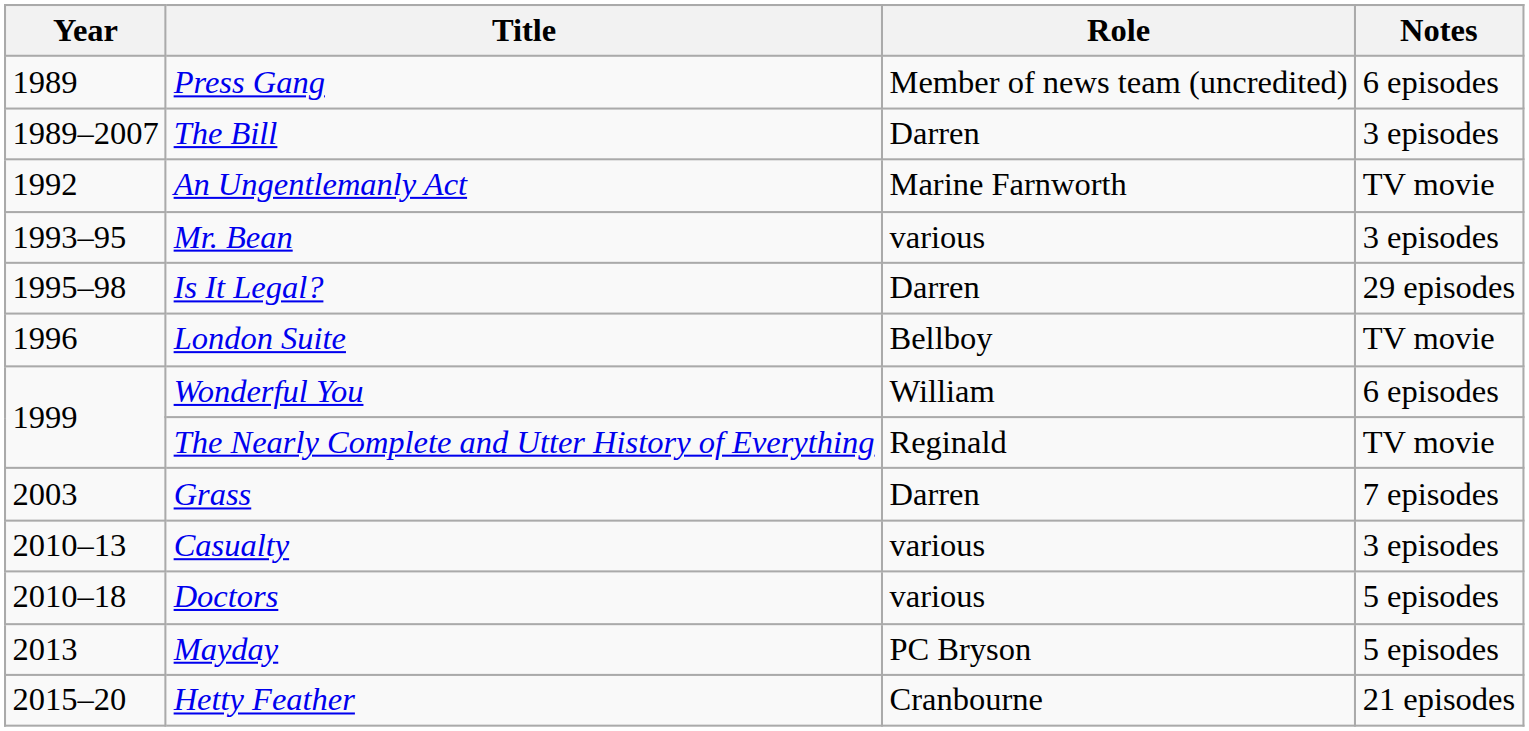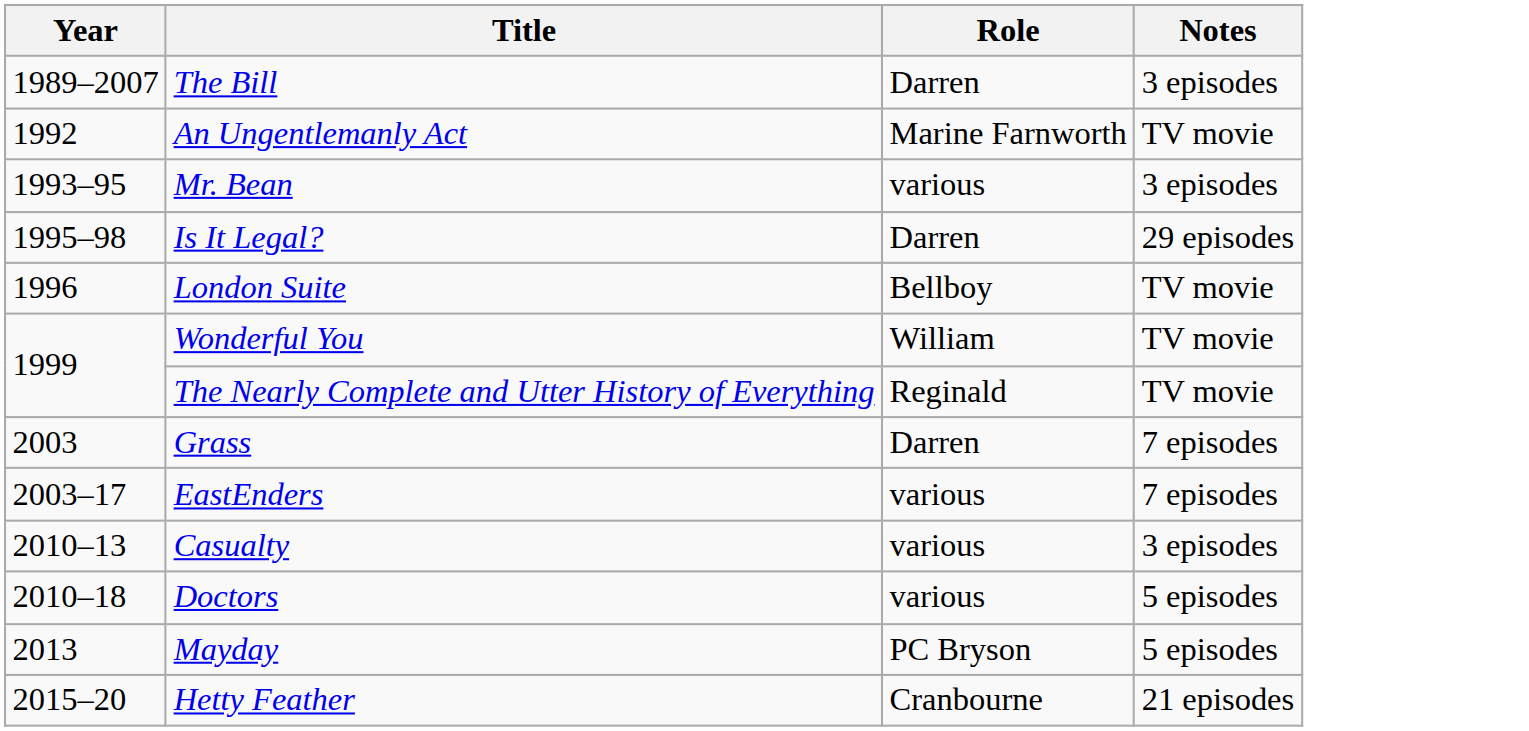- row: (249, 81)
(1431, 390) 6 episodes -> (1208, 339) TV movie
+ row: (249, 493)
